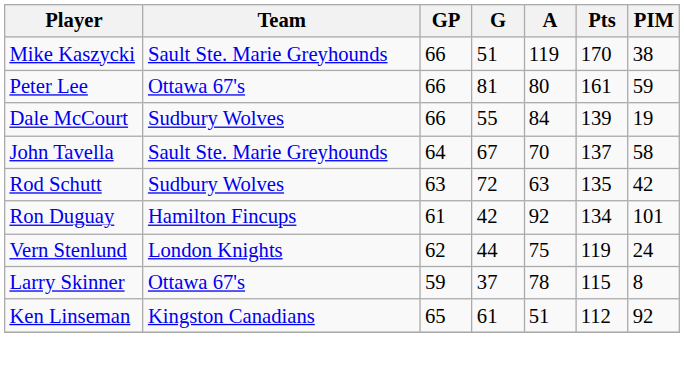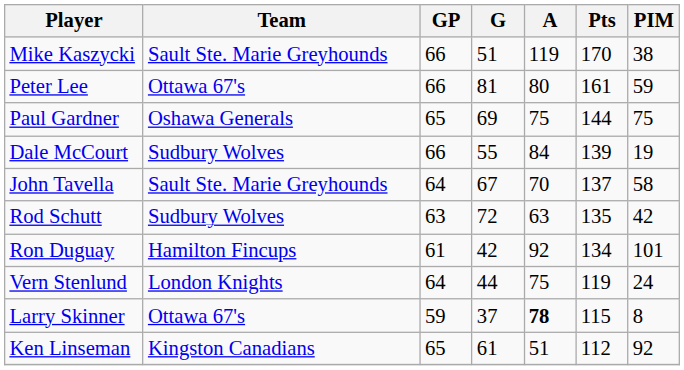+ row: (64, 119)
(435, 250) 62 -> (435, 282) 64
(539, 282) normal -> (539, 315) bold
